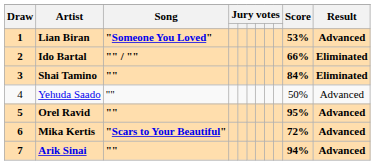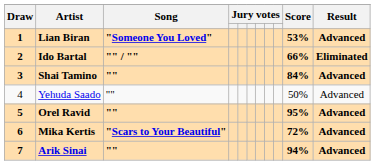(342, 76) Eliminated -> (342, 76) Advanced
